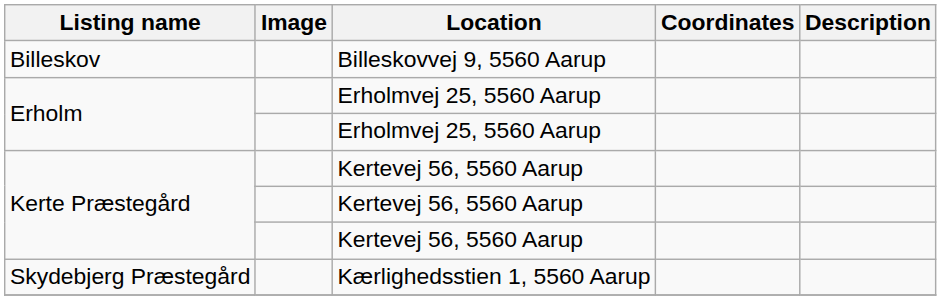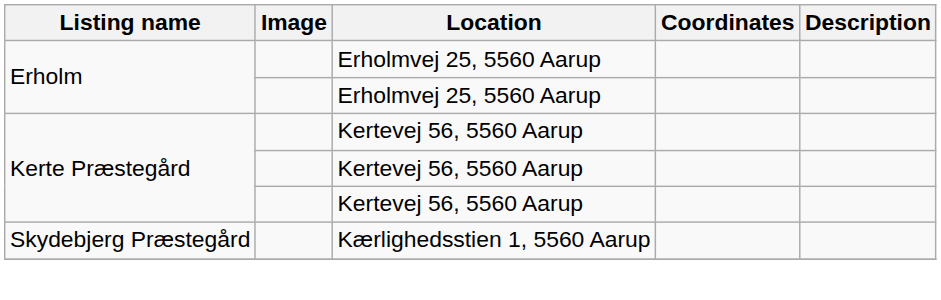- row: (55, 58)
